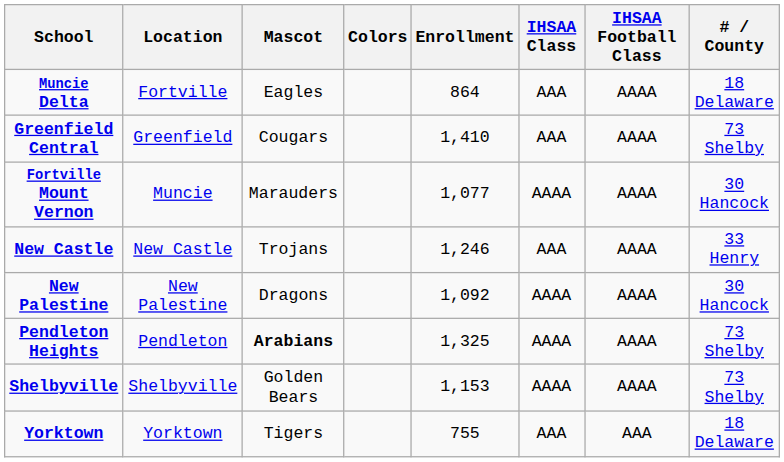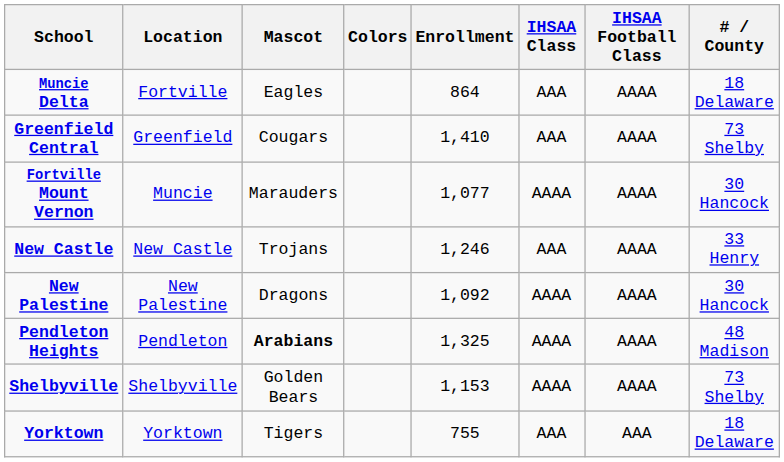(734, 341) 73 Shelby -> (734, 341) 48 Madison
